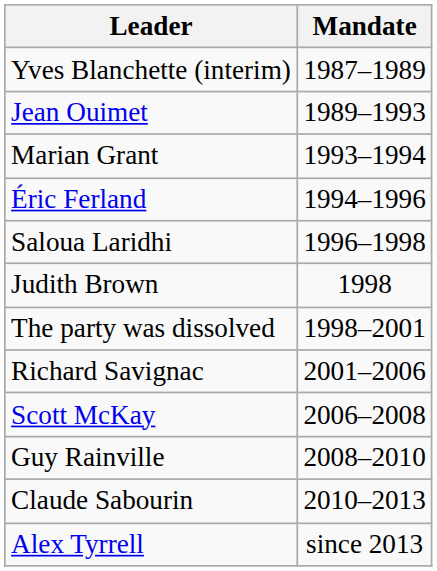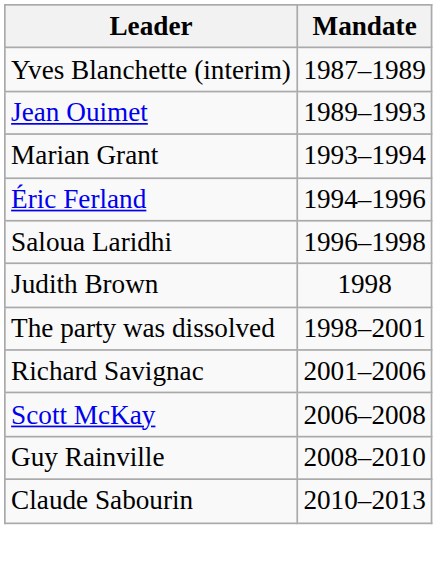- row: (78, 543)
